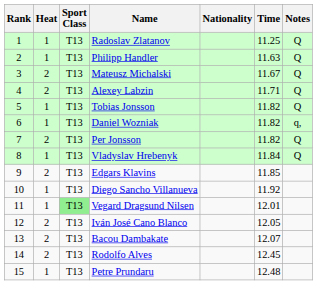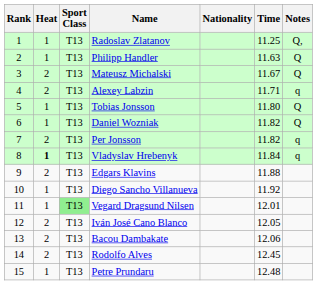(298, 40) Q -> (298, 40) Q,
(298, 90) Q -> (298, 90) q
(269, 106) 11.82 -> (269, 106) 11.80
(298, 123) q, -> (298, 123) Q
(298, 139) Q -> (298, 139) q
(46, 156) normal -> (46, 156) bold
(298, 156) Q -> (298, 156) q
(269, 172) 11.85 -> (269, 172) 11.88
(269, 238) 12.07 -> (269, 238) 12.06
